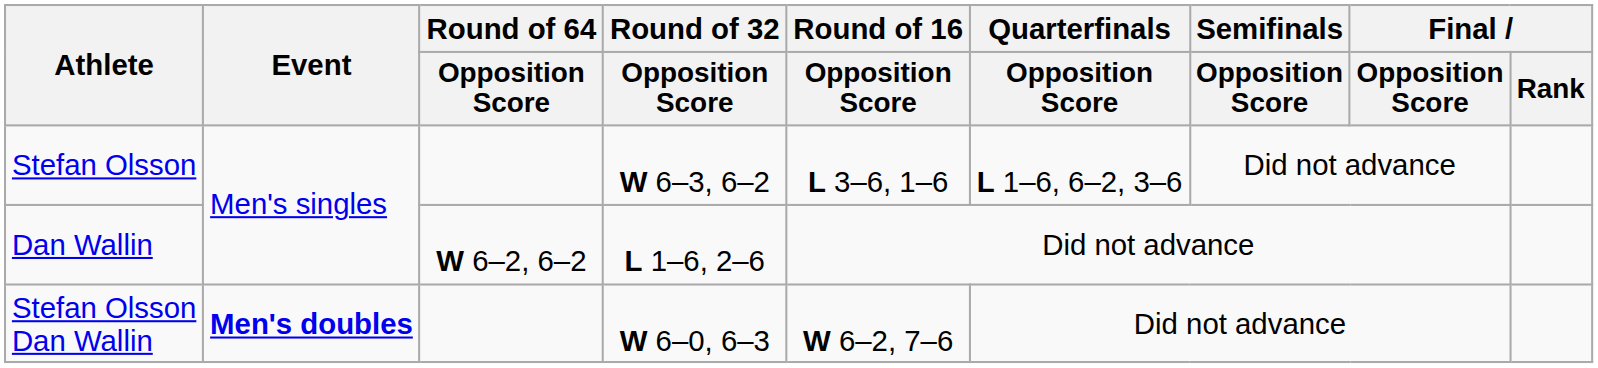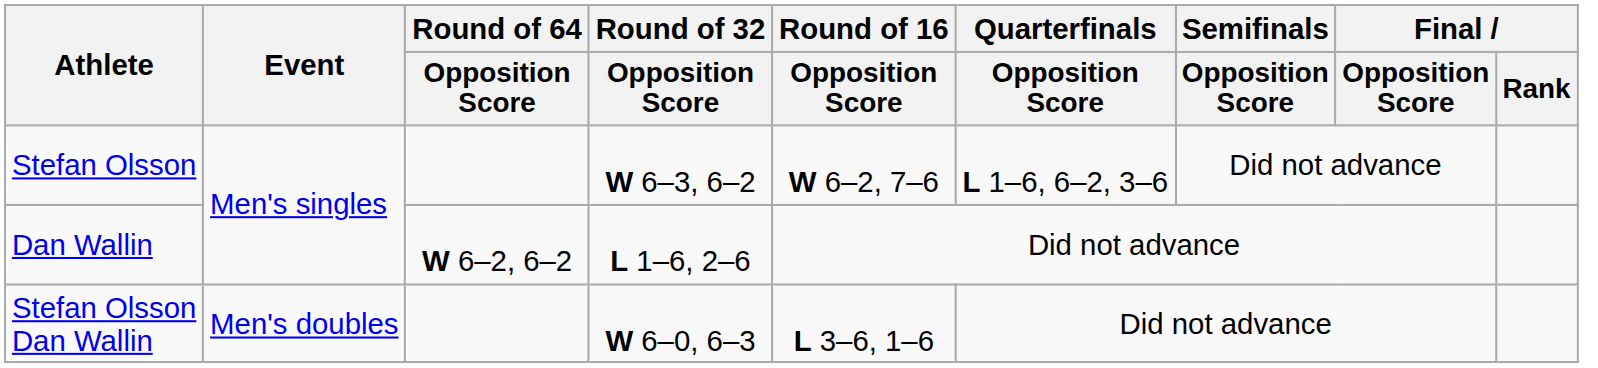(878, 182) L 3–6, 1–6 -> (864, 182) W 6–2, 7–6
(311, 324) bold -> (304, 324) normal
(878, 340) W 6–2, 7–6 -> (864, 340) L 3–6, 1–6
